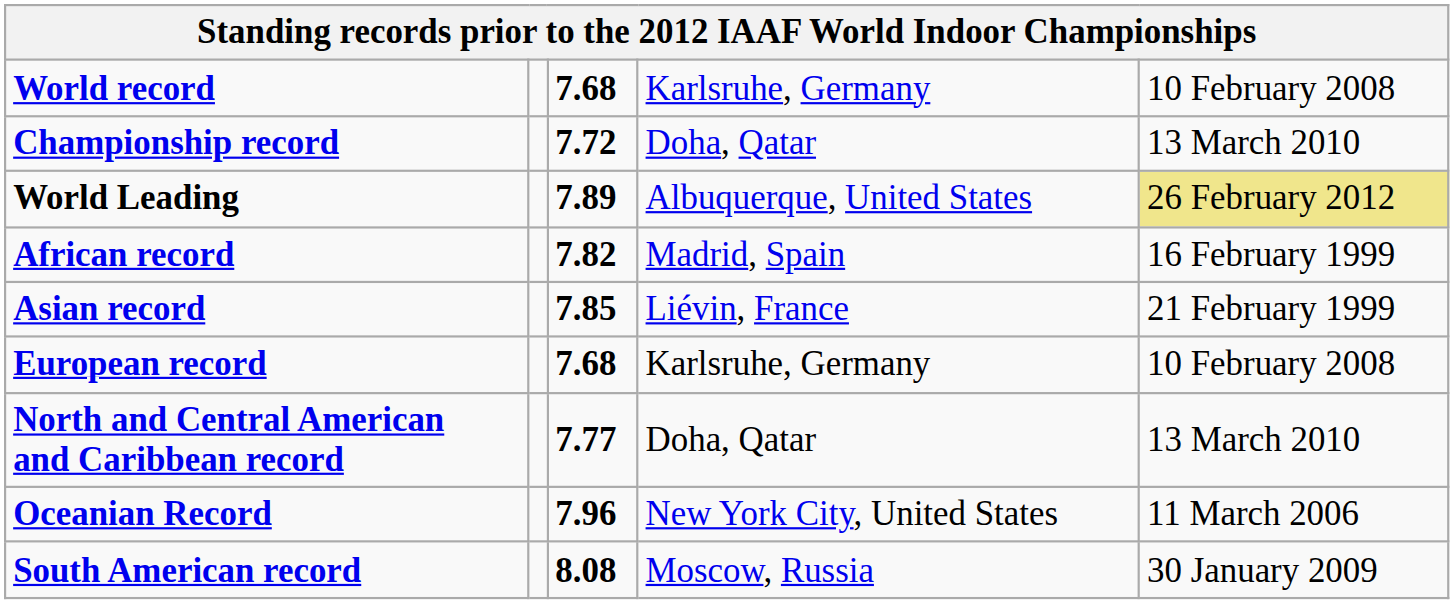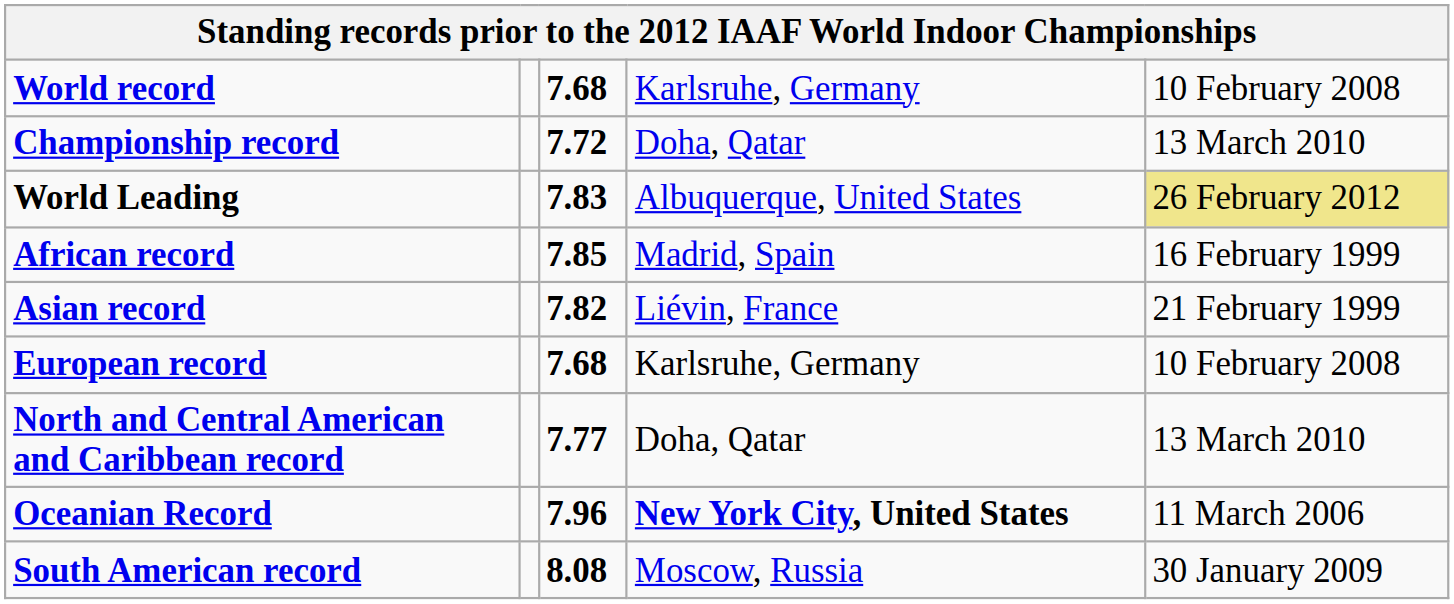(586, 198) 7.89 -> (577, 198) 7.83
(586, 253) 7.82 -> (577, 253) 7.85
(586, 308) 7.85 -> (577, 308) 7.82
(852, 513) normal -> (852, 513) bold
